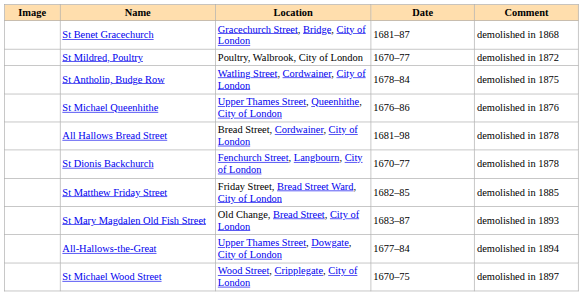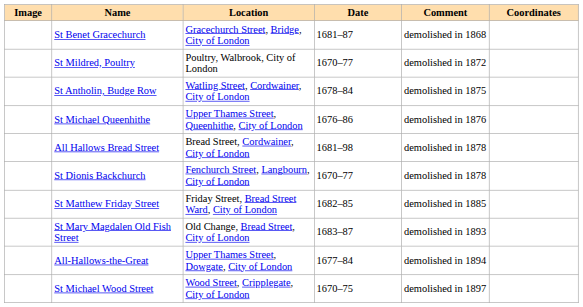+ column: (534, 12)
